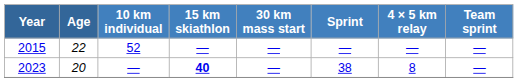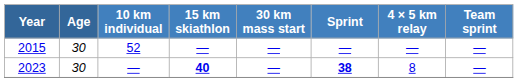(79, 48) 22 -> (79, 48) 30
(79, 68) 20 -> (79, 68) 30
(345, 68) normal -> (345, 68) bold
